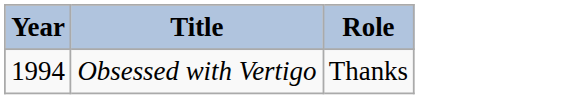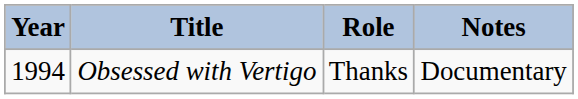+ column: (494, 26)
